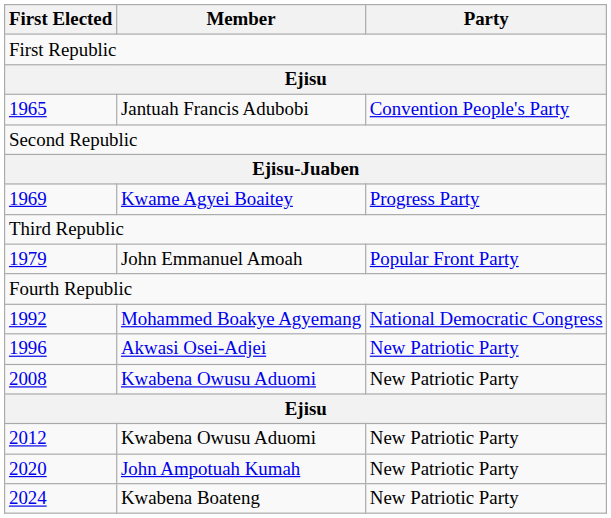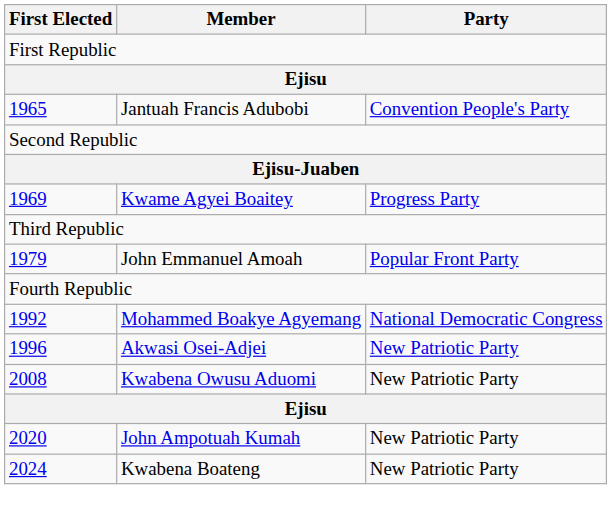- row: (28, 438)
